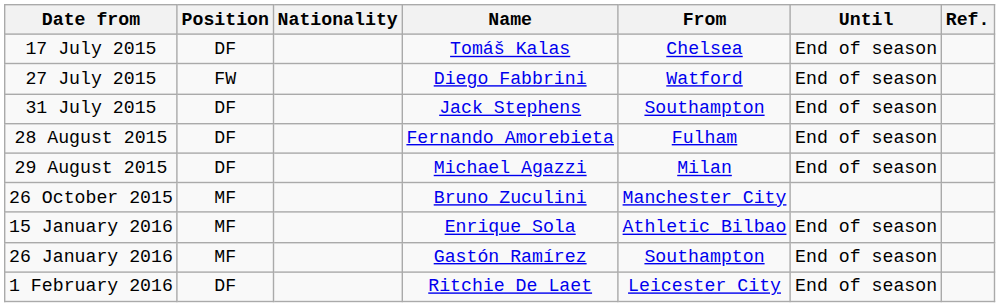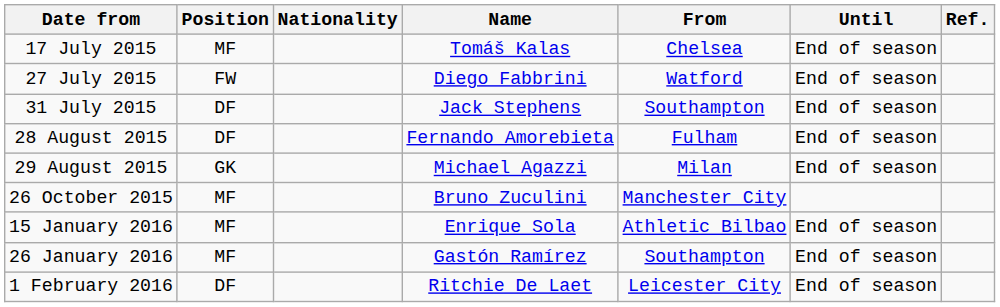(225, 49) DF -> (225, 49) MF
(225, 168) DF -> (225, 168) GK
